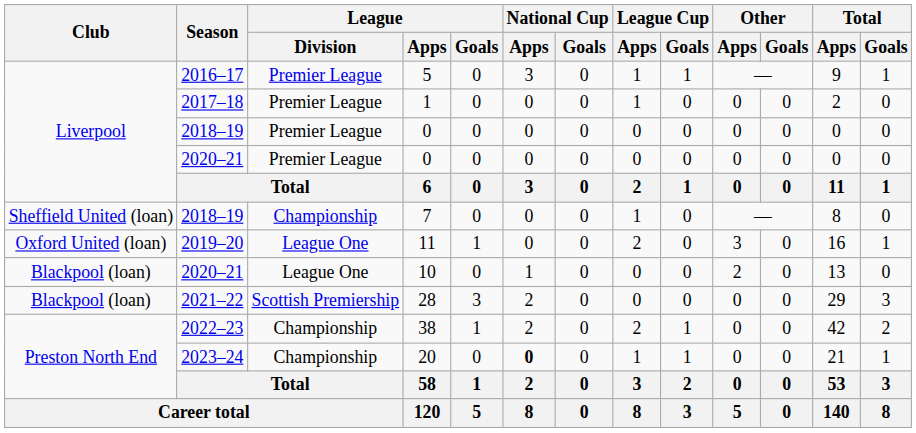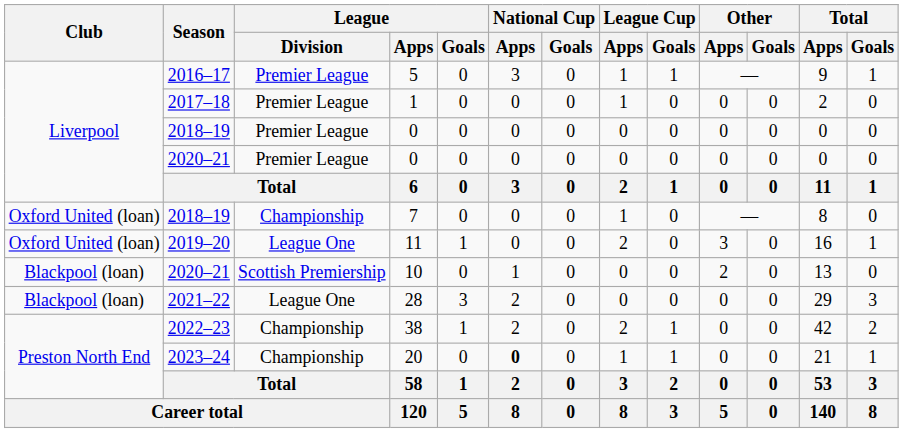(91, 215) Sheffield United (loan) -> (84, 215) Oxford United (loan)
(325, 272) League One -> (312, 272) Scottish Premiership
(325, 300) Scottish Premiership -> (312, 300) League One
